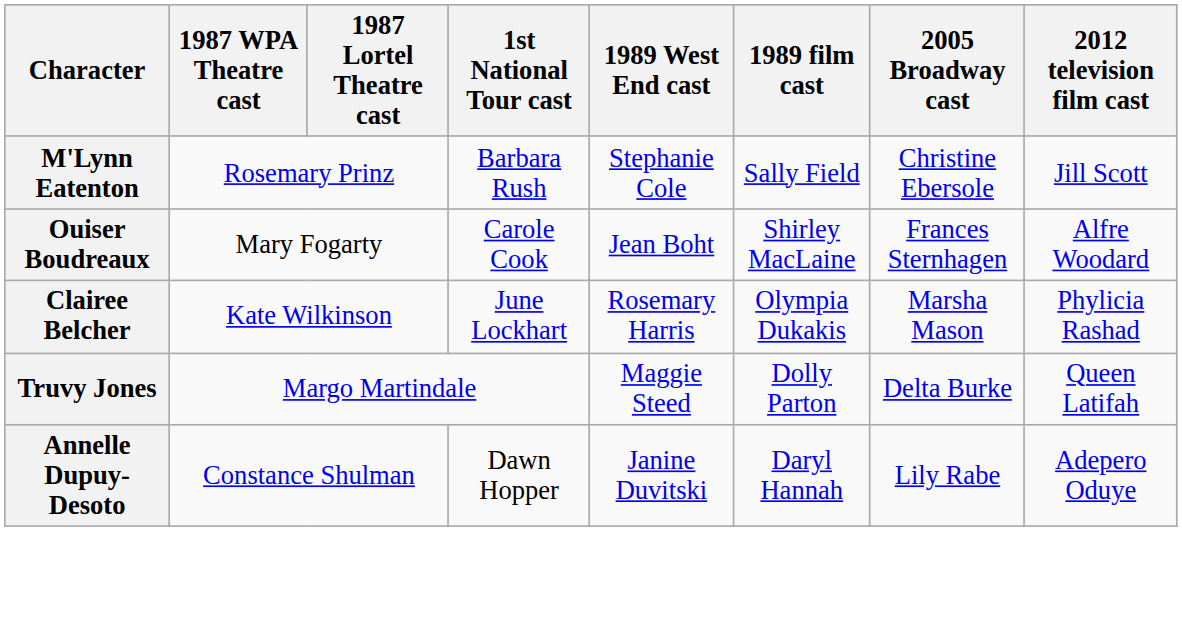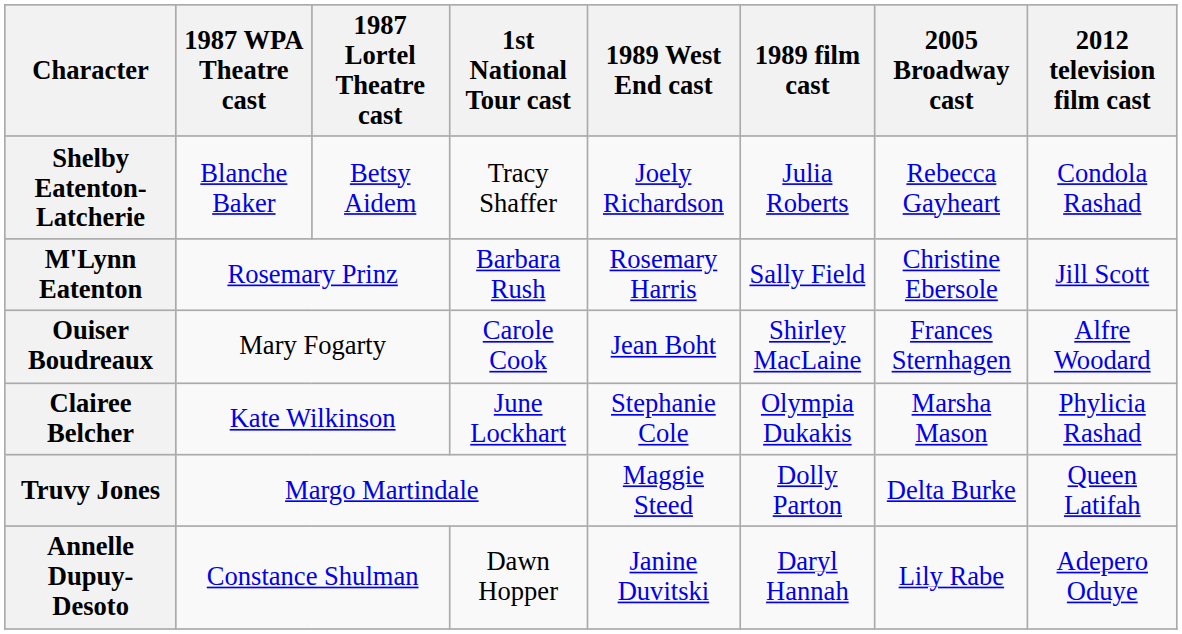+ row: (91, 187)
(661, 172) Stephanie Cole -> (663, 274) Rosemary Harris
(661, 316) Rosemary Harris -> (663, 418) Stephanie Cole
